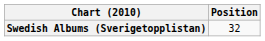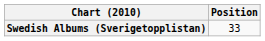(234, 28) 32 -> (234, 28) 33
